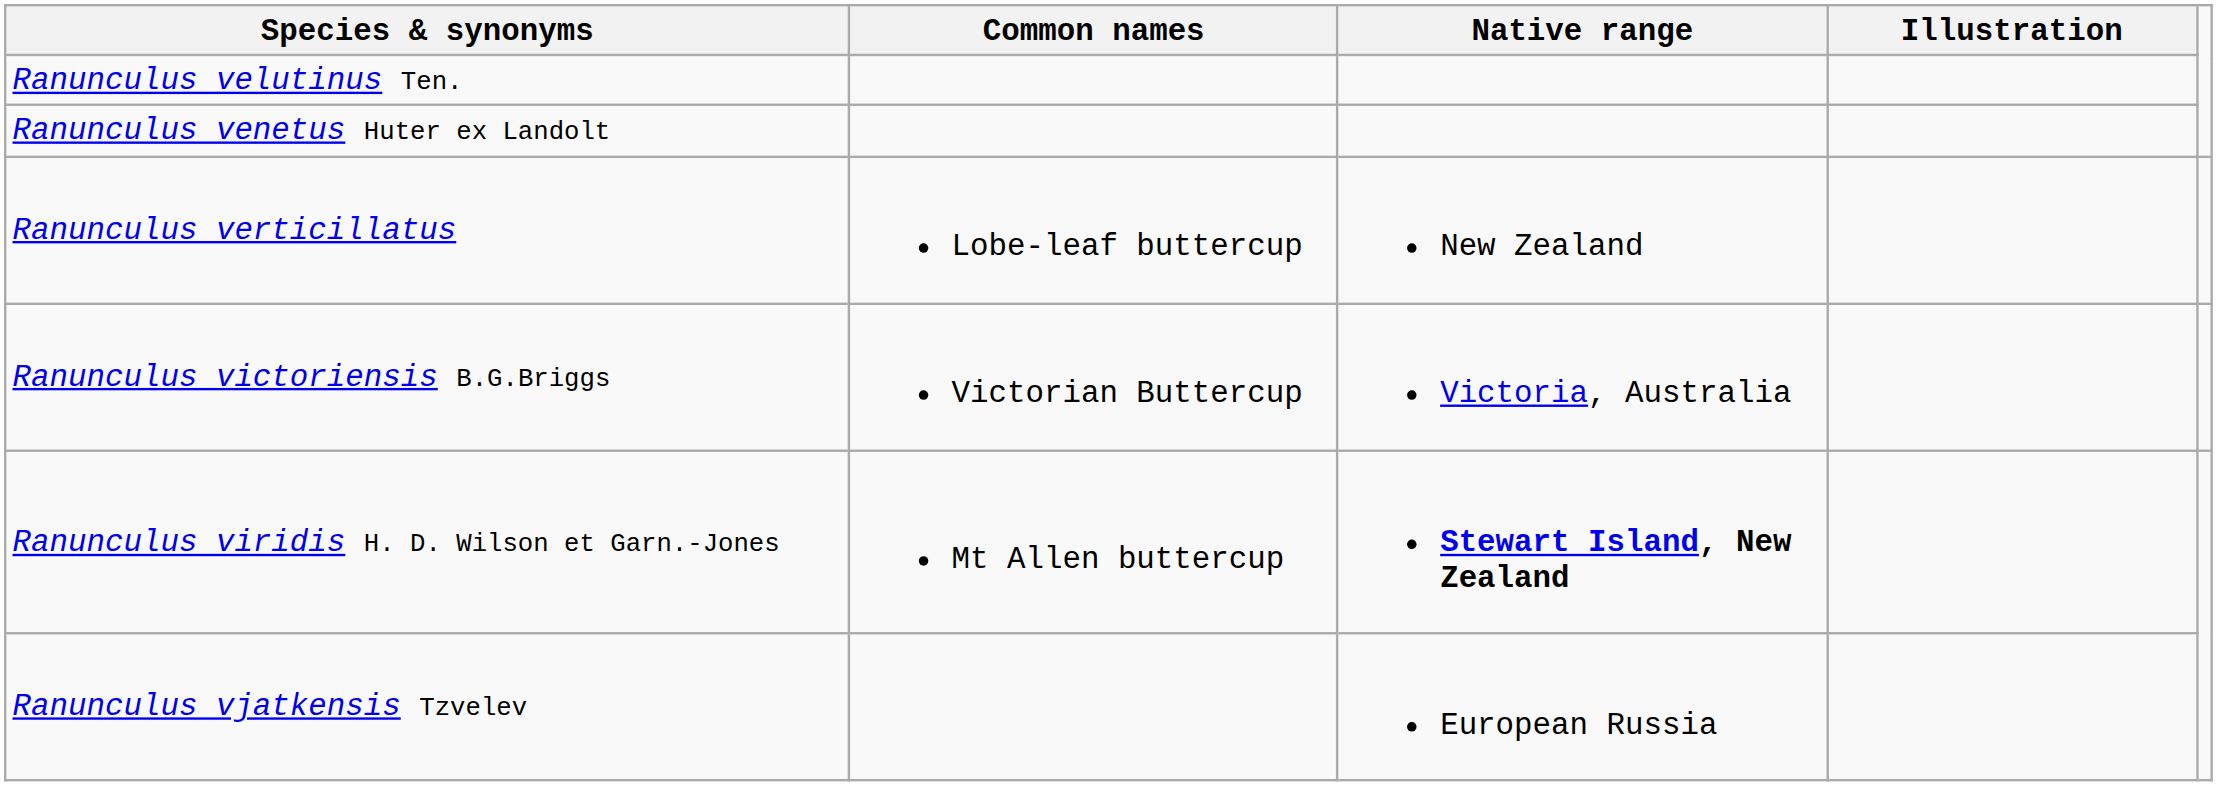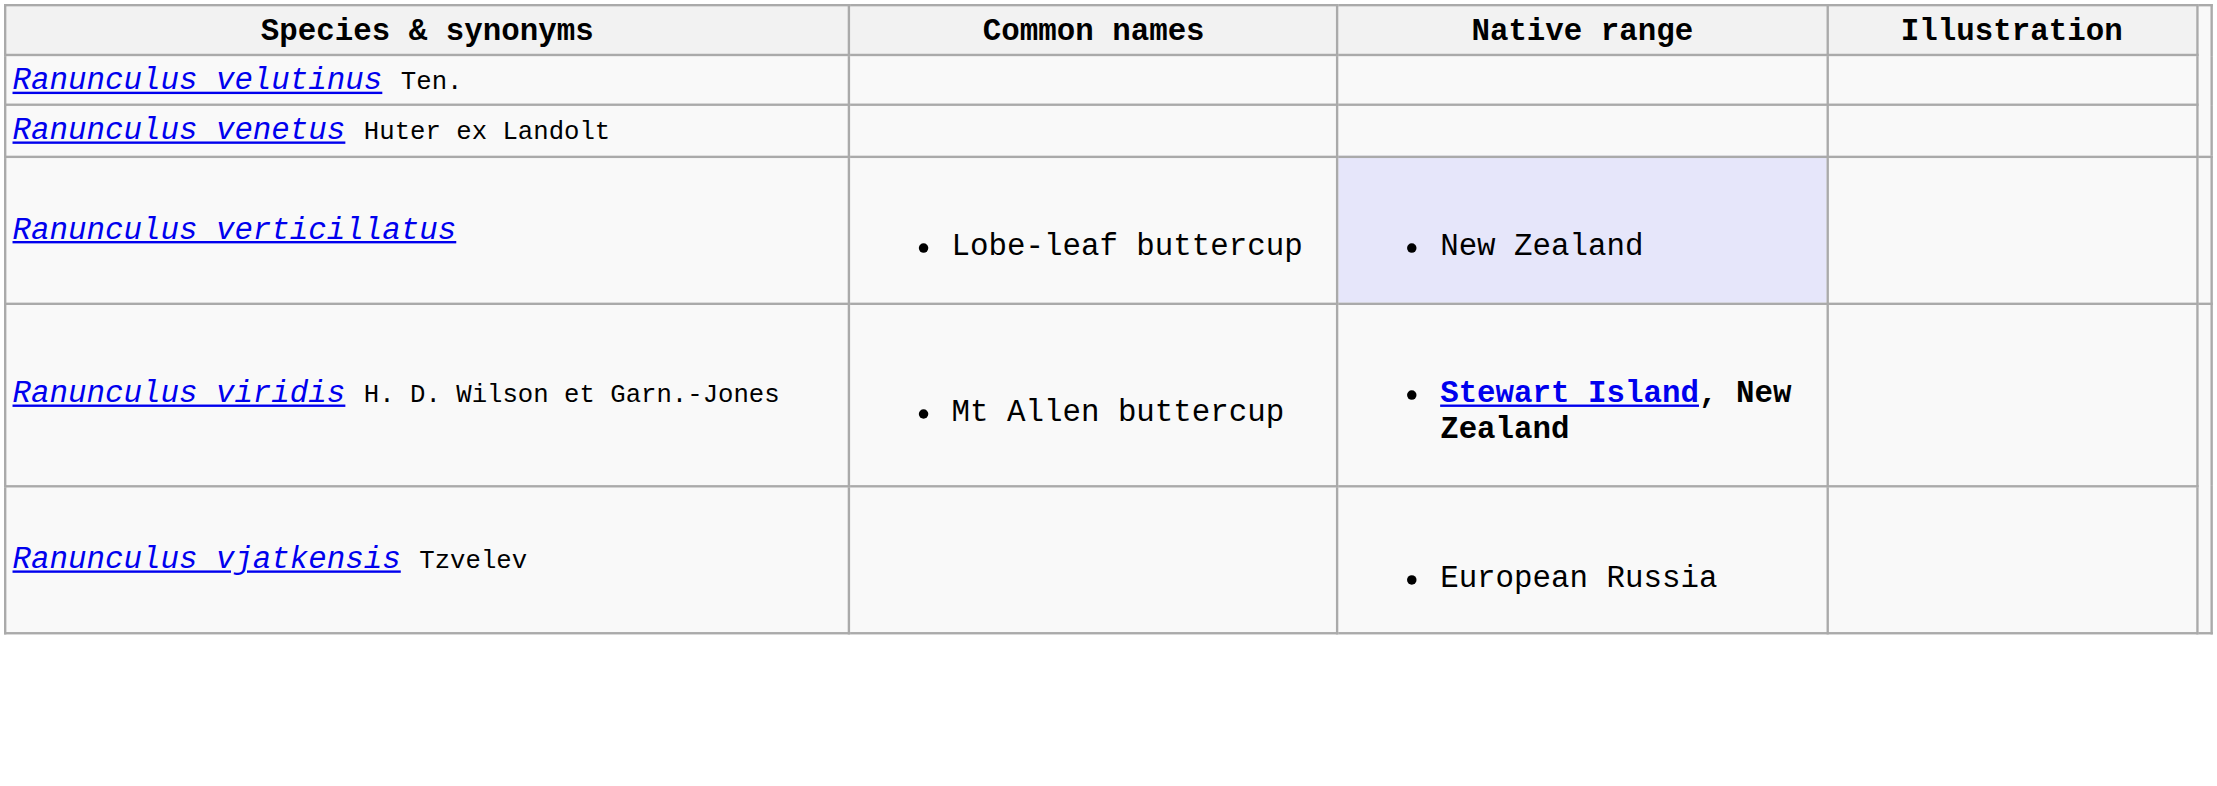(1582, 247) no background -> (1582, 247) lavender background
- row: (311, 377)
